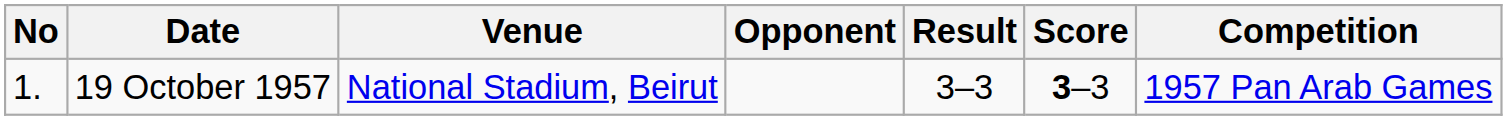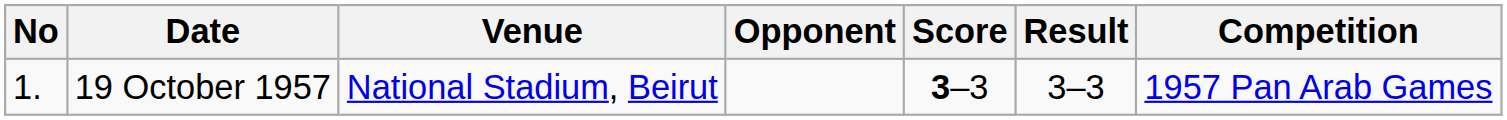columns swapped: (1081, 31) <-> (965, 31)
